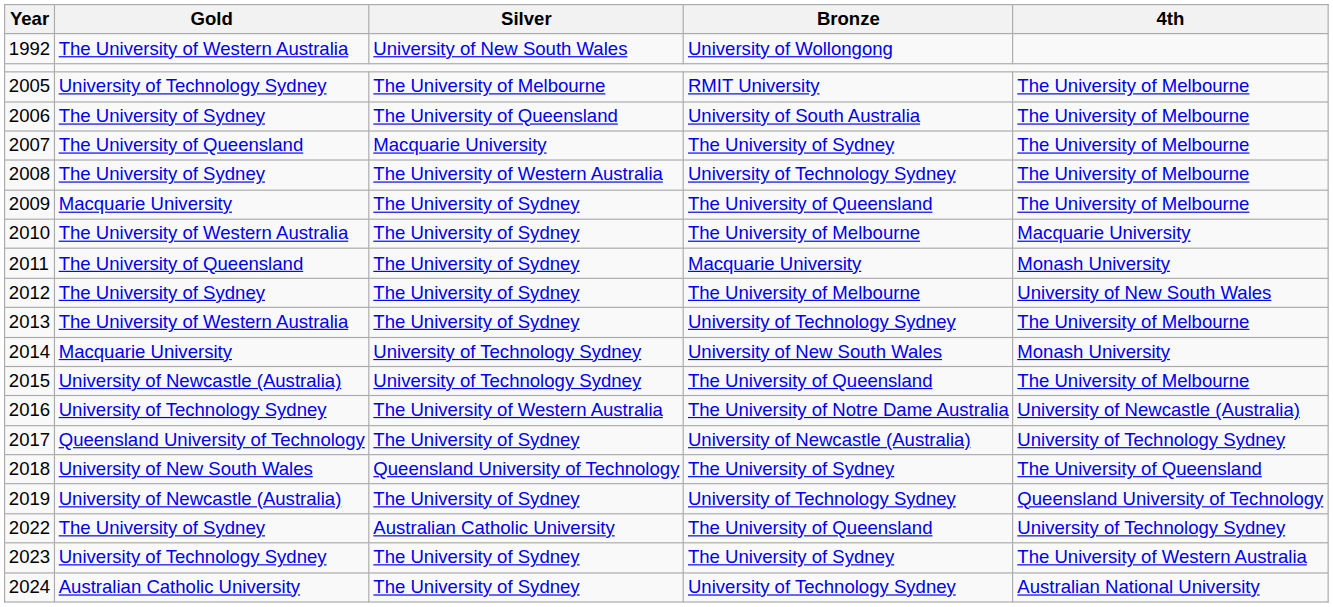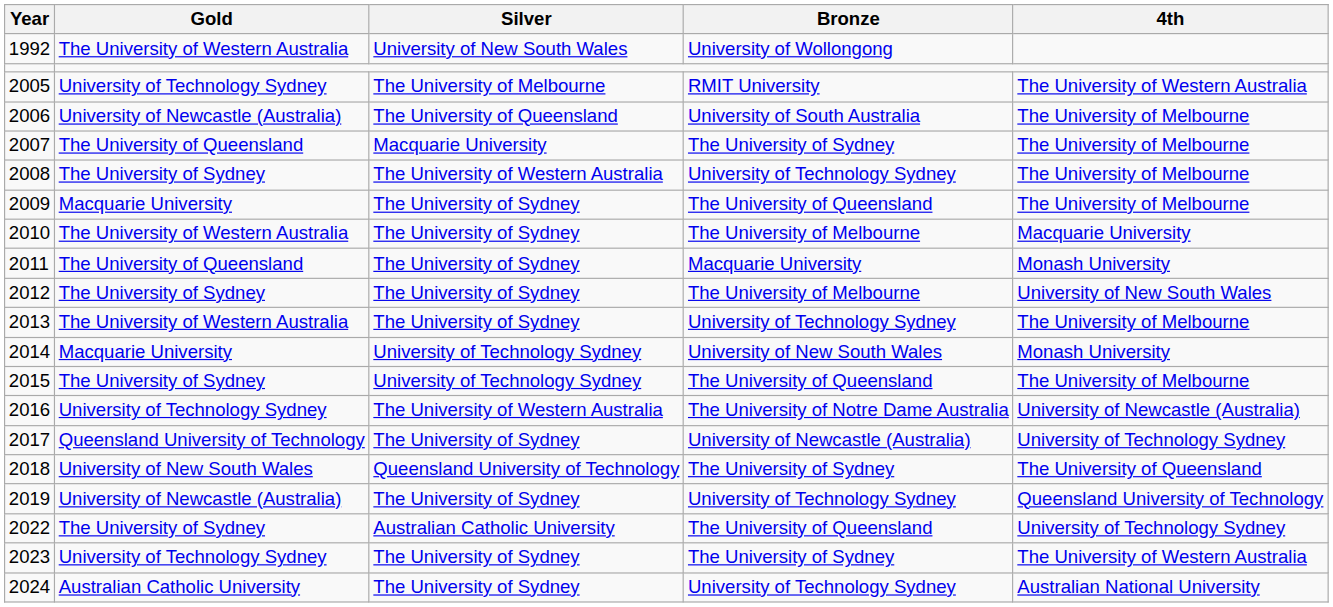(1133, 86) The University of Melbourne -> (1162, 86) The University of Western Australia
(162, 116) The University of Sydney -> (200, 116) University of Newcastle (Australia)
(200, 380) University of Newcastle (Australia) -> (162, 380) The University of Sydney
